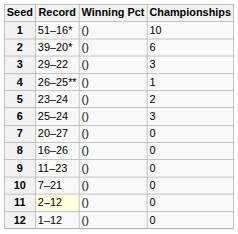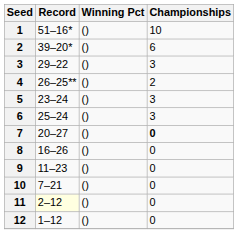(152, 82) 1 -> (152, 82) 2
(152, 99) 2 -> (152, 99) 3
(152, 133) normal -> (152, 133) bold
